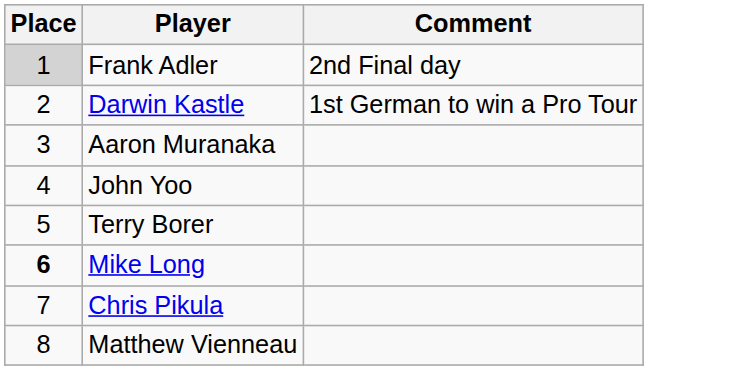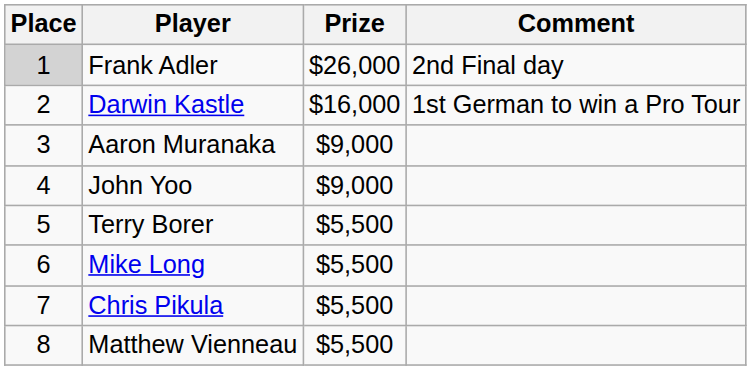+ column: (355, 24)
(44, 265) bold -> (44, 265) normal
